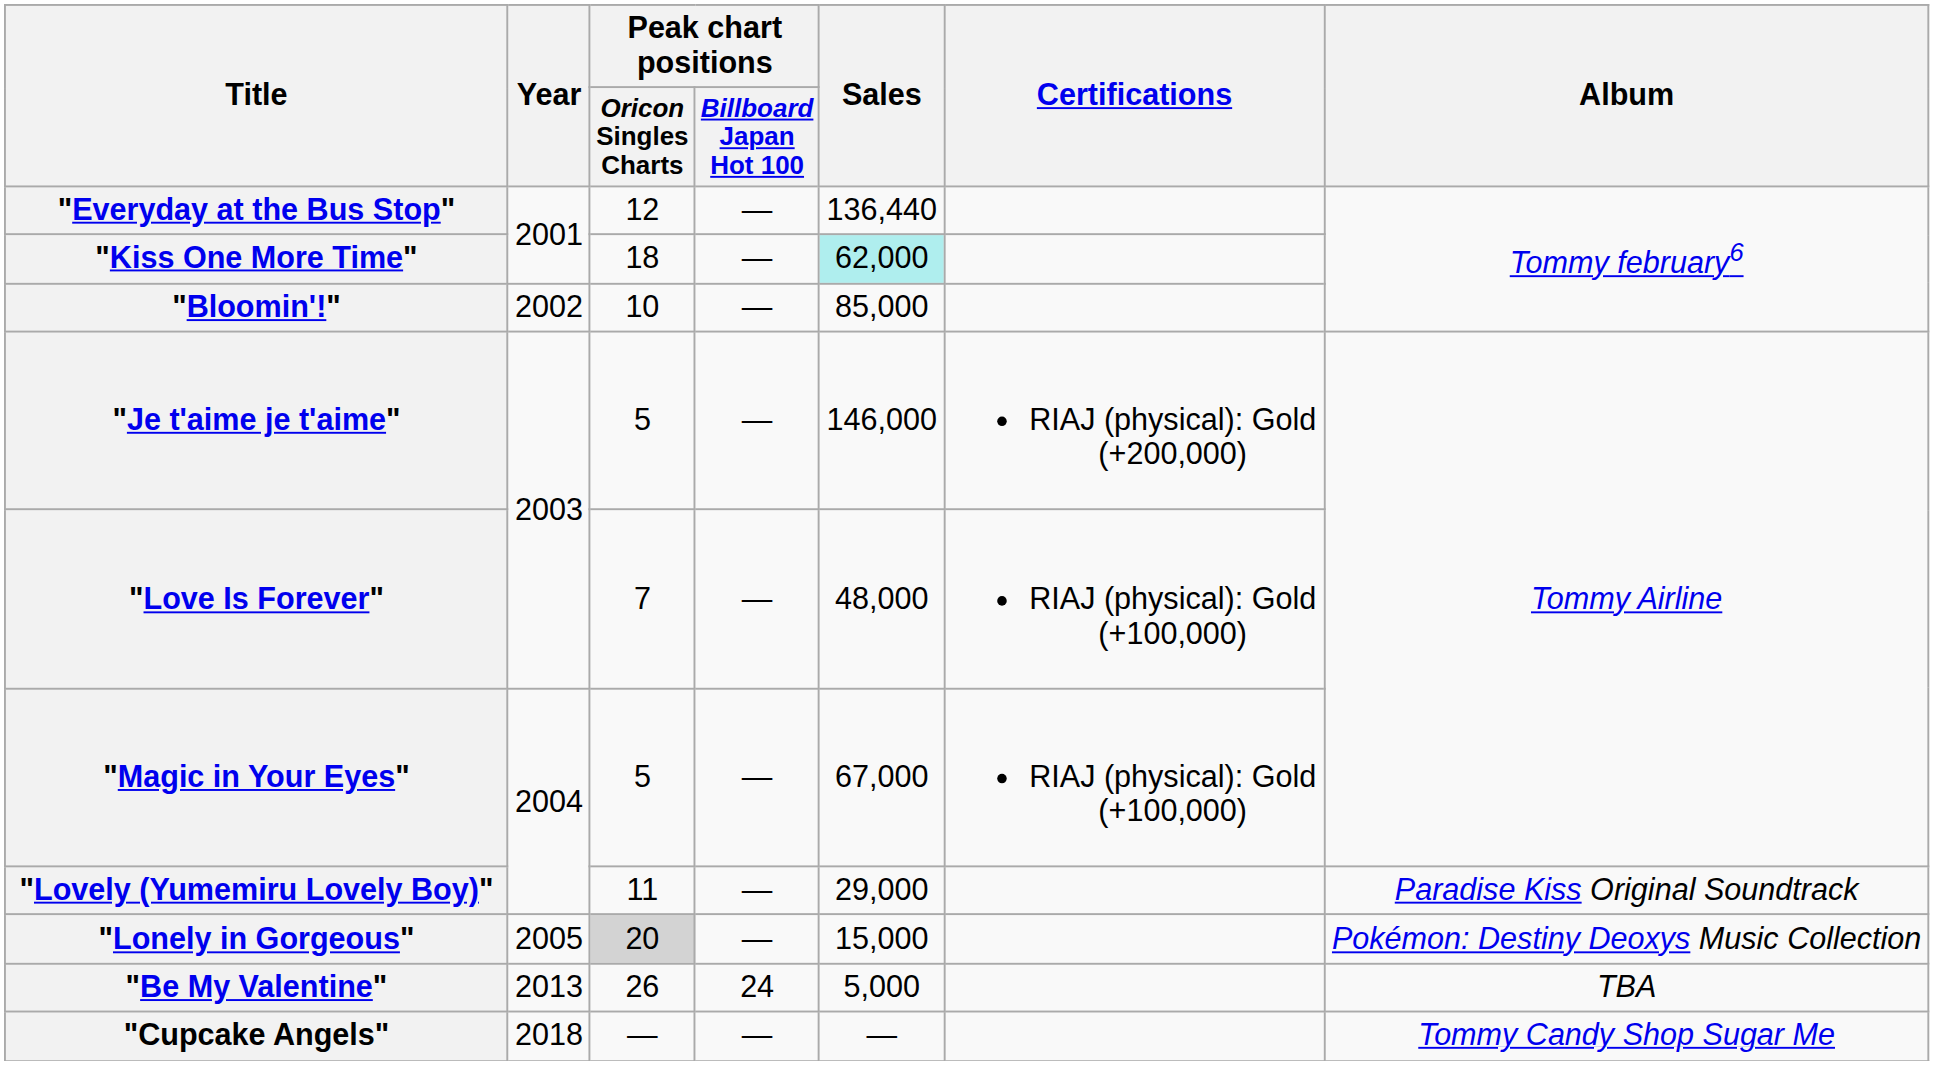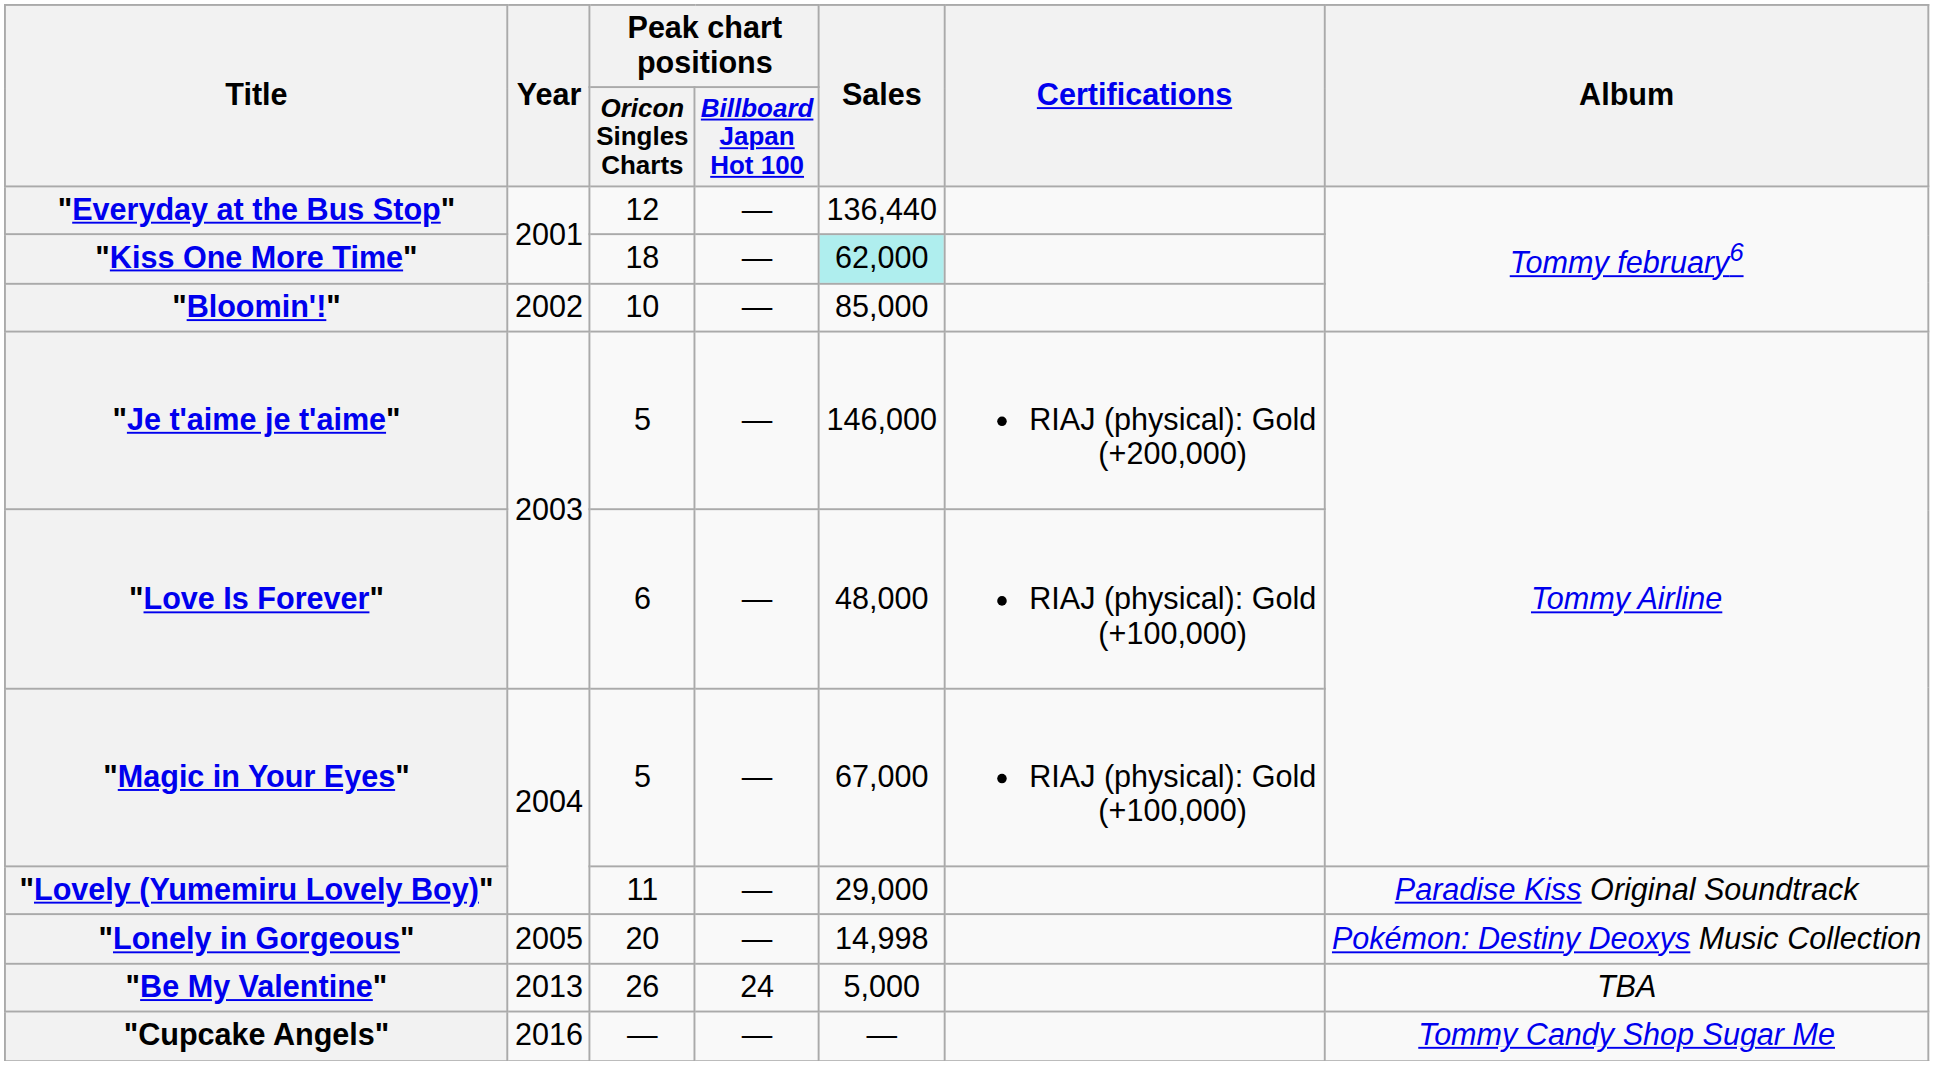(642, 598) 7 -> (642, 598) 6
(642, 938) lightgrey background -> (642, 938) no background
(882, 938) 15,000 -> (882, 938) 14,998
(549, 1035) 2018 -> (549, 1035) 2016
